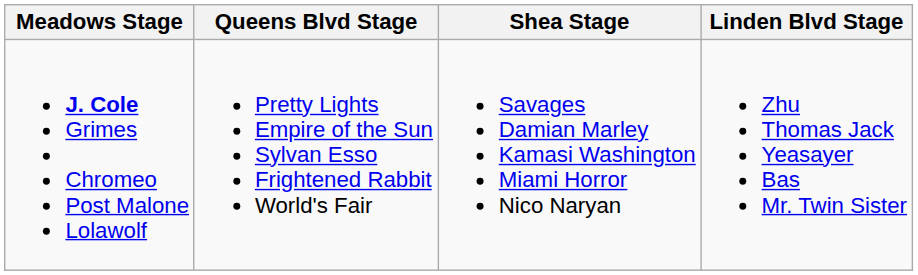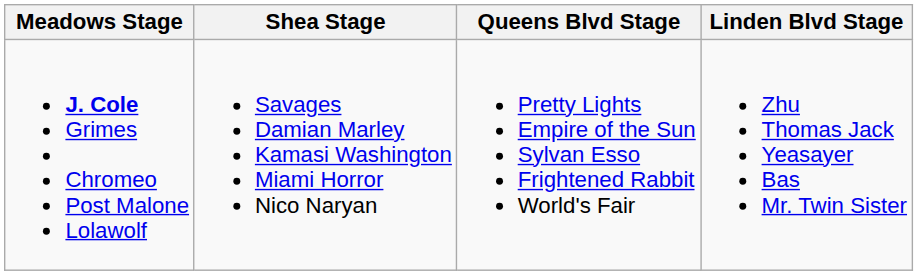columns swapped: (569, 22) <-> (316, 22)
